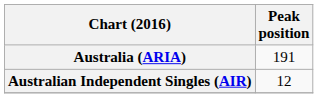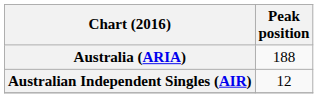(284, 57) 191 -> (284, 57) 188
